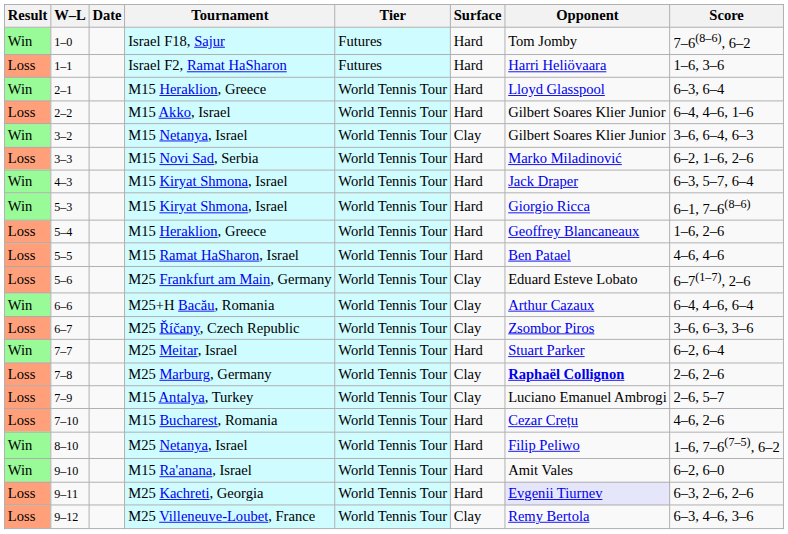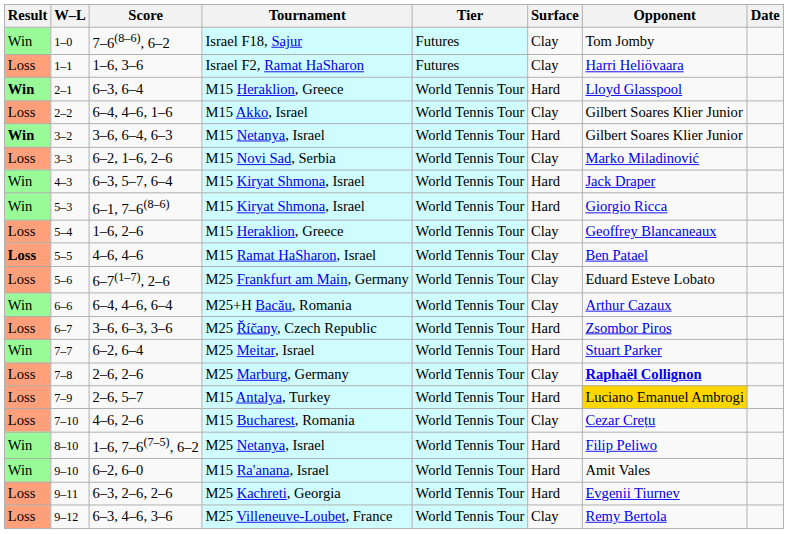columns swapped: (107, 16) <-> (727, 16)
(468, 41) Hard -> (545, 41) Clay
(468, 66) Hard -> (545, 66) Clay
(20, 89) normal -> (21, 89) bold
(468, 112) Hard -> (545, 112) Clay
(20, 135) normal -> (21, 135) bold
(468, 135) Clay -> (546, 135) Hard
(468, 158) Hard -> (545, 158) Clay
(468, 231) Hard -> (545, 231) Clay
(22, 254) normal -> (22, 254) bold
(468, 254) Hard -> (545, 254) Clay
(468, 328) Clay -> (546, 328) Hard
(468, 397) Clay -> (546, 397) Hard
(587, 397) no background -> (665, 397) gold background
(468, 420) Hard -> (545, 420) Clay
(555, 493) lavender background -> (633, 493) no background
